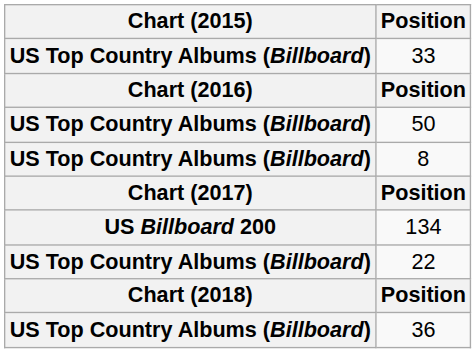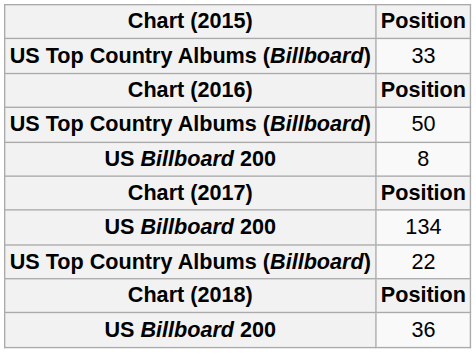(190, 158) US Top Country Albums (Billboard) -> (190, 158) US Billboard 200
(190, 329) US Top Country Albums (Billboard) -> (190, 329) US Billboard 200
